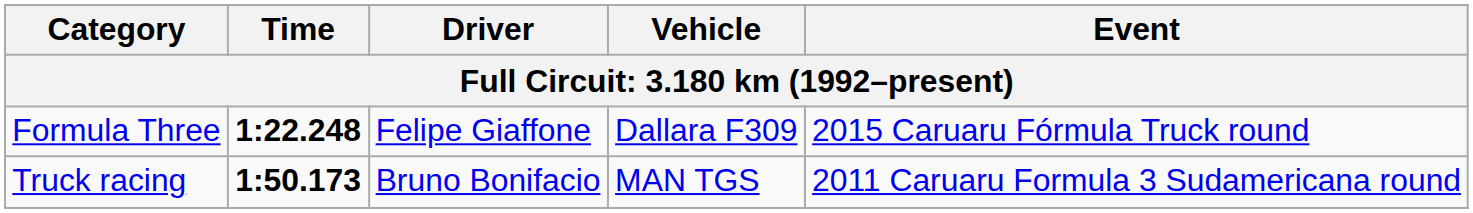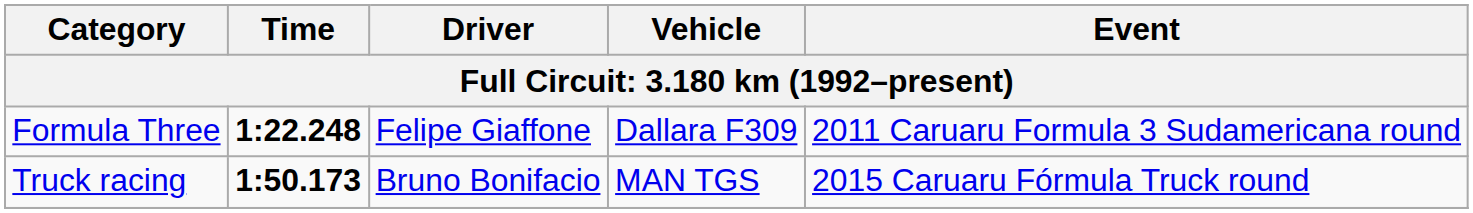(1061, 130) 2015 Caruaru Fórmula Truck round -> (1137, 130) 2011 Caruaru Formula 3 Sudamericana round
(1137, 181) 2011 Caruaru Formula 3 Sudamericana round -> (1061, 181) 2015 Caruaru Fórmula Truck round
